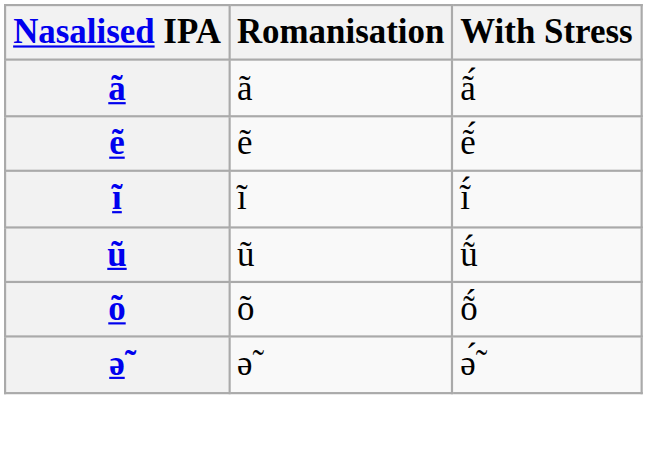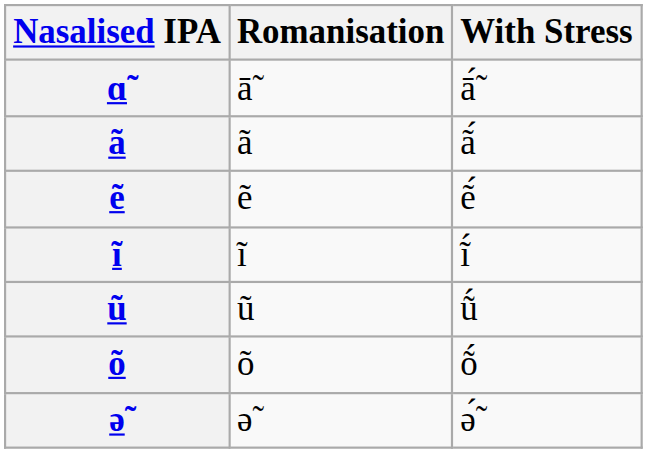+ row: (117, 87)
